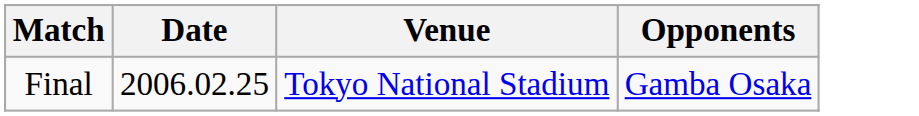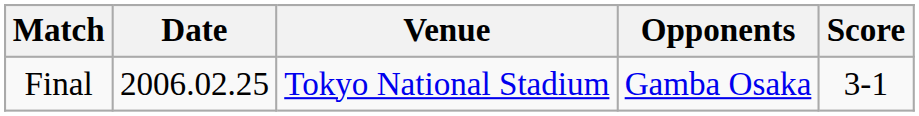+ column: (866, 30)
